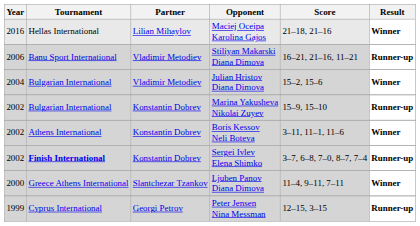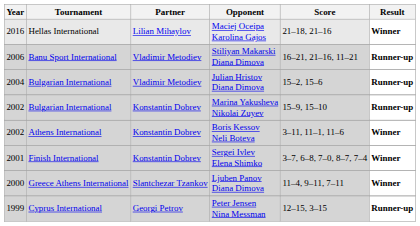(386, 82) Winner -> (392, 82) Runner-up
(15, 158) 2002 -> (15, 158) 2001
(67, 158) bold -> (63, 158) normal
(392, 158) Runner-up -> (386, 158) Winner
